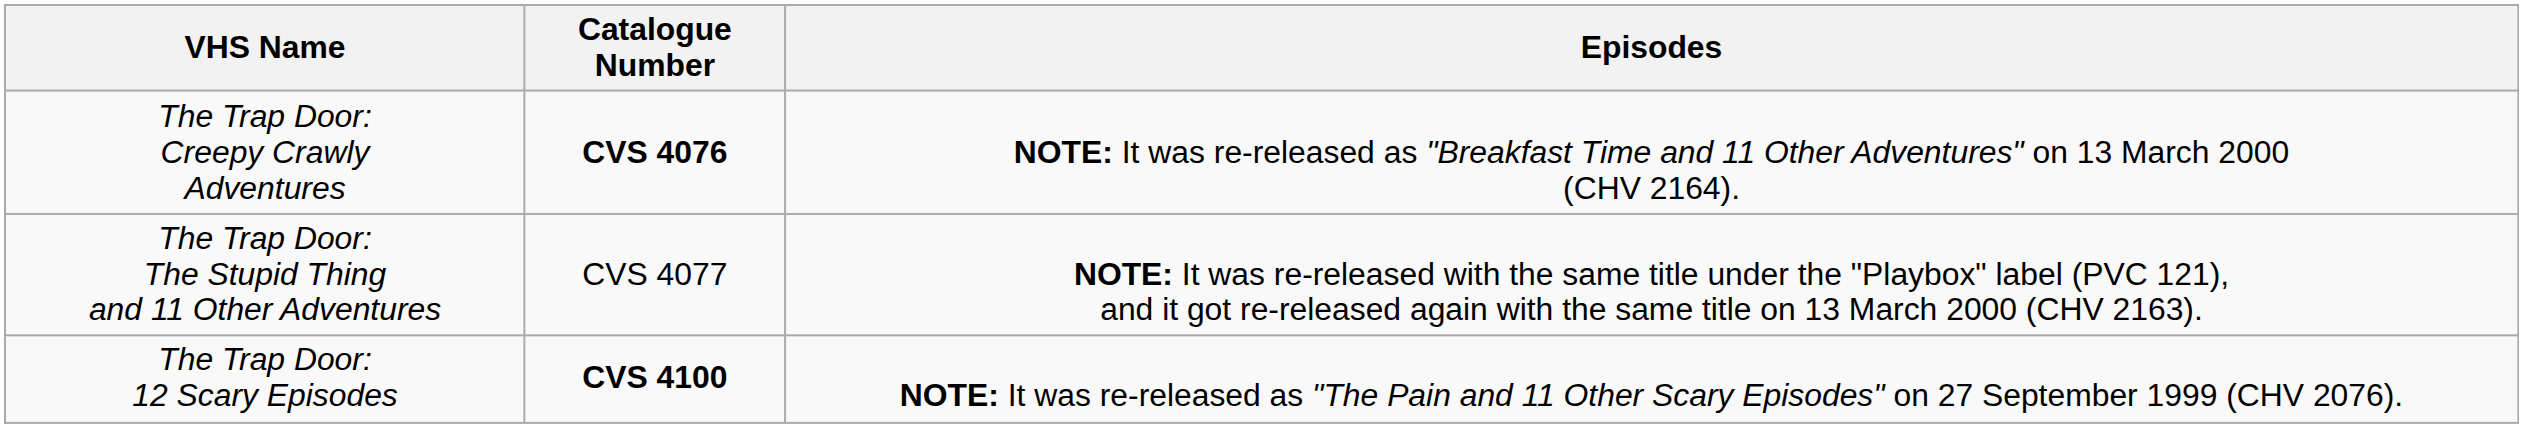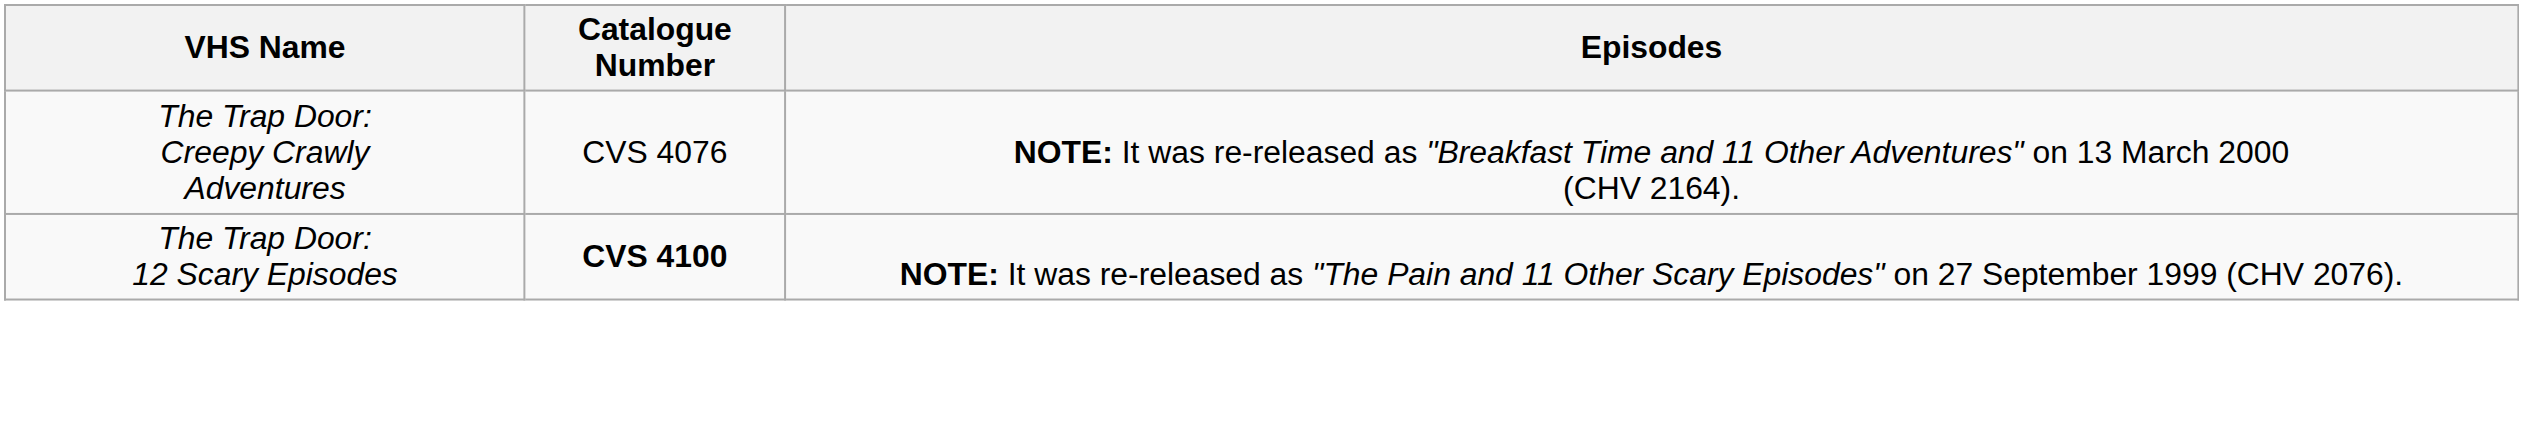(655, 151) bold -> (655, 151) normal
- row: (265, 274)
